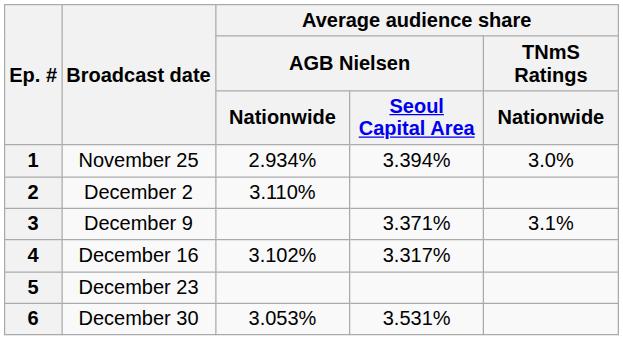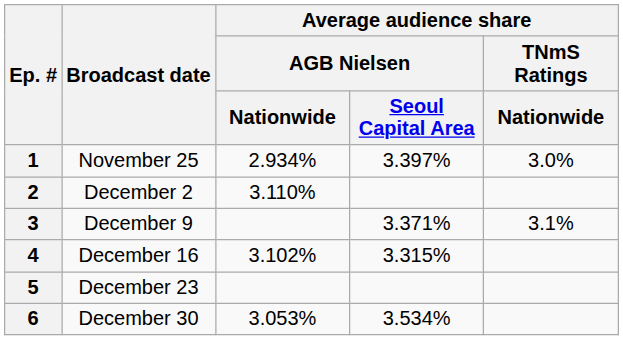(417, 160) 3.394% -> (417, 160) 3.397%
(417, 255) 3.317% -> (417, 255) 3.315%
(417, 319) 3.531% -> (417, 319) 3.534%
